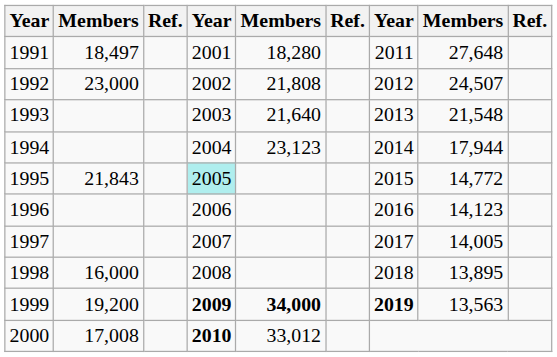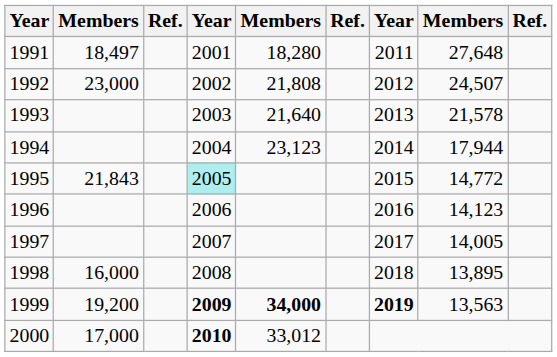(476, 115) 21,548 -> (476, 115) 21,578
(112, 335) 17,008 -> (112, 335) 17,000
